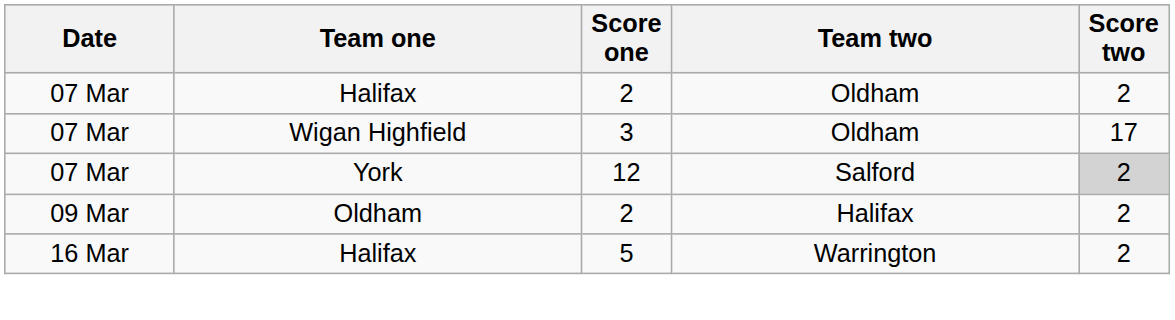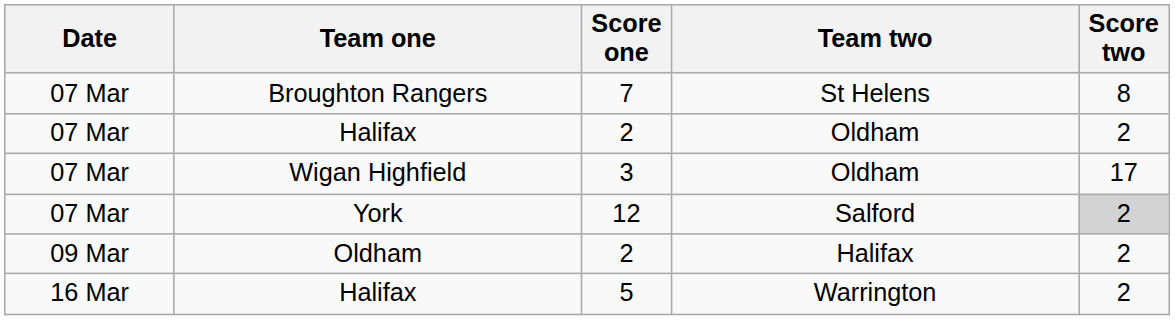+ row: (378, 93)
